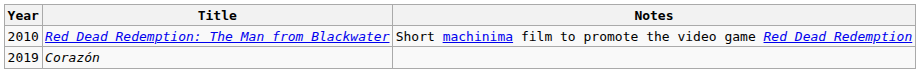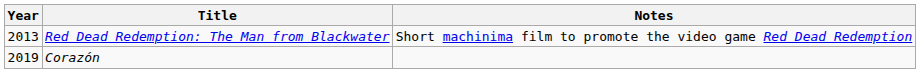(23, 36) 2010 -> (23, 36) 2013
